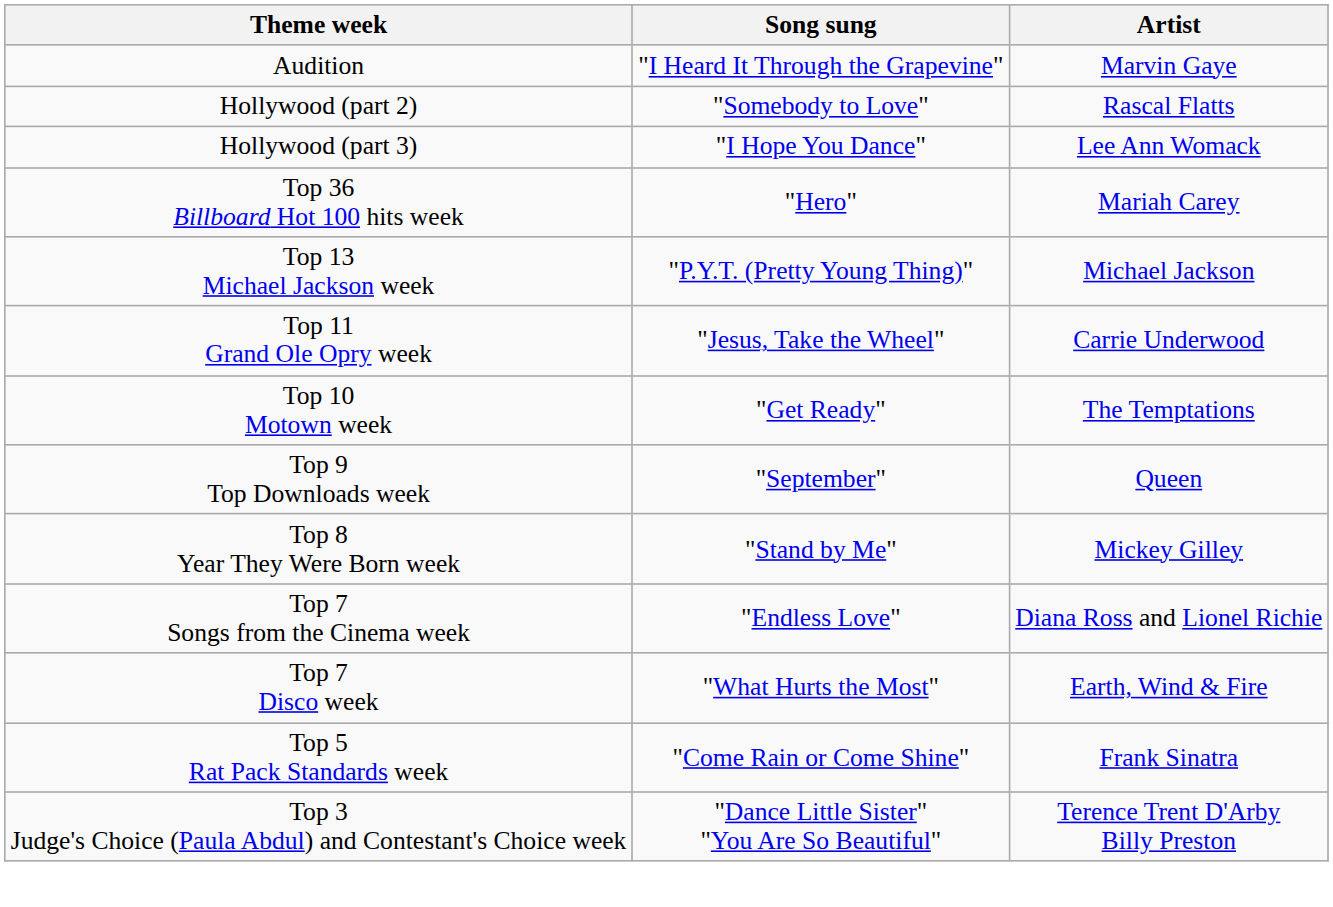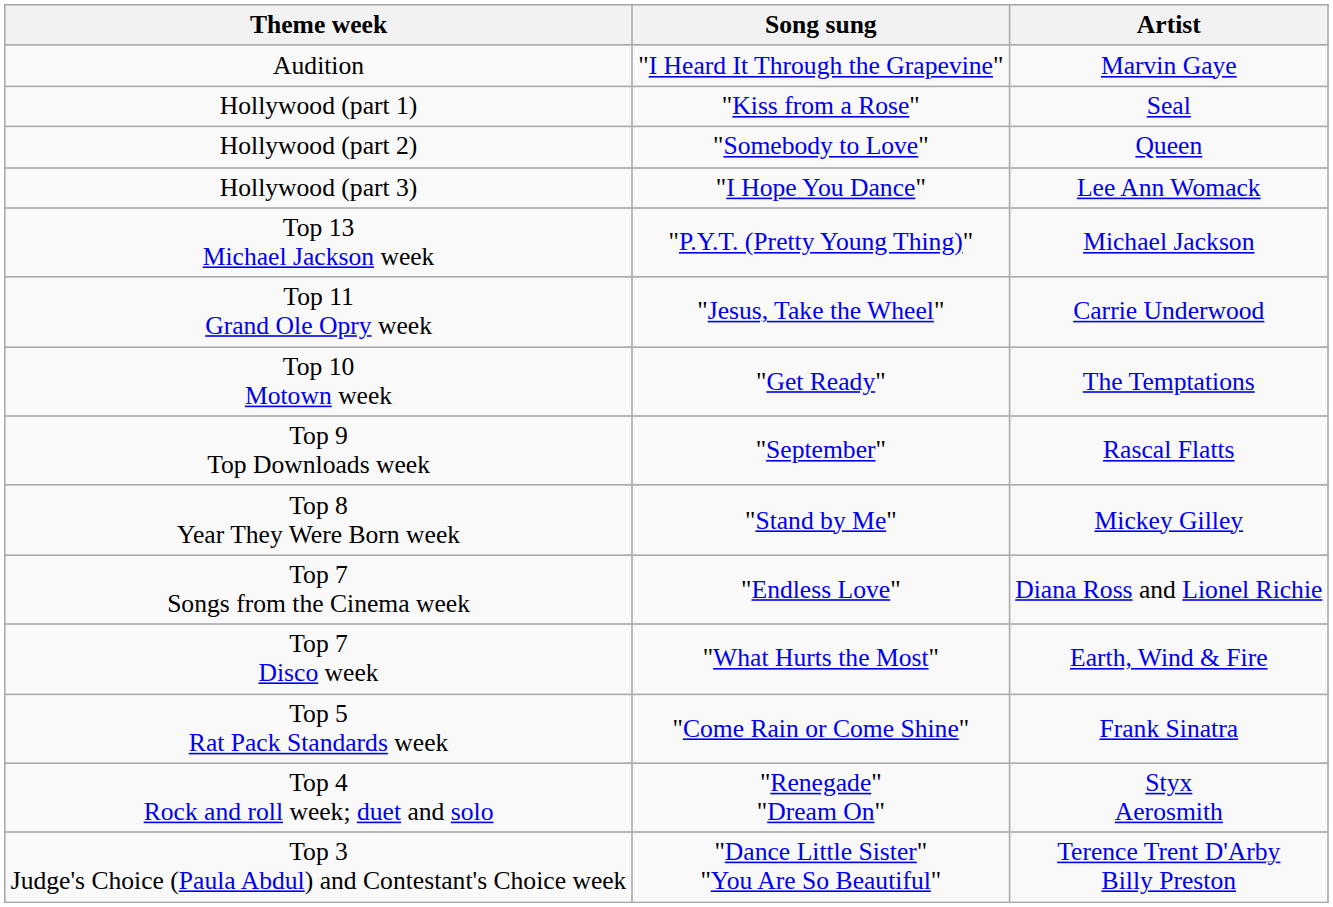+ row: (319, 106)
(1169, 106) Rascal Flatts -> (1169, 146) Queen
- row: (319, 201)
(1169, 479) Queen -> (1169, 450) Rascal Flatts
+ row: (319, 797)
